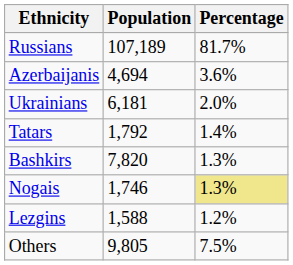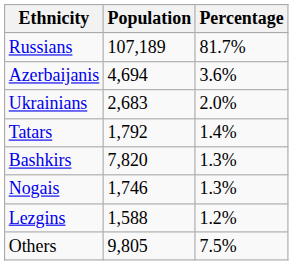(128, 103) 6,181 -> (128, 103) 2,683
(218, 189) khaki background -> (218, 189) no background
